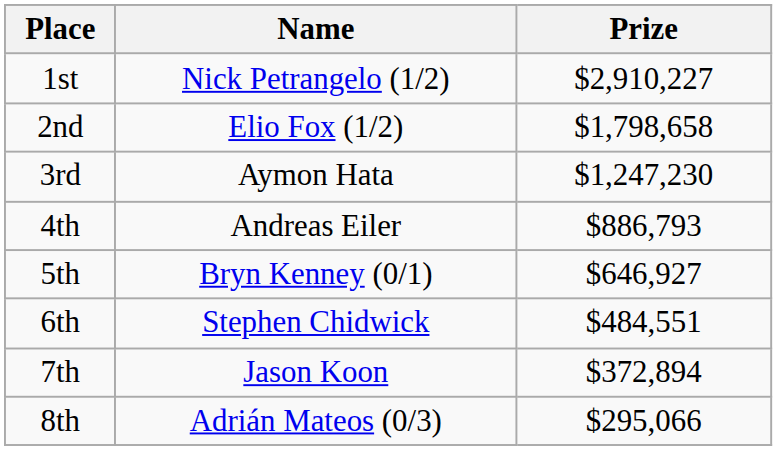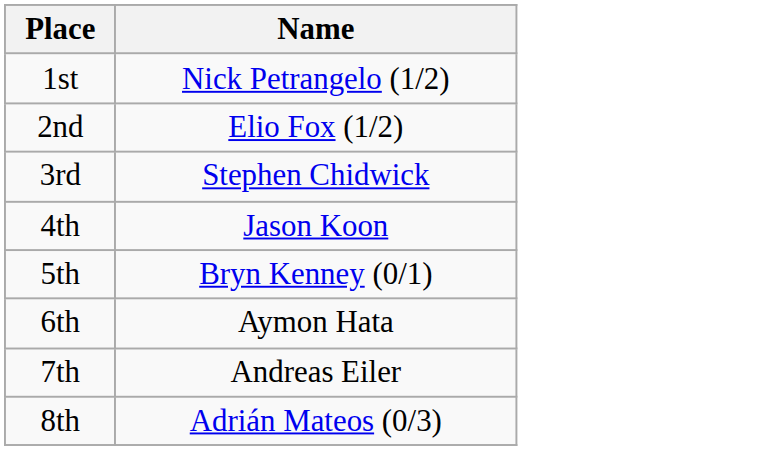- column: (644, 28)
(316, 175) Aymon Hata -> (316, 175) Stephen Chidwick
(316, 224) Andreas Eiler -> (316, 224) Jason Koon
(316, 322) Stephen Chidwick -> (316, 322) Aymon Hata
(316, 371) Jason Koon -> (316, 371) Andreas Eiler
